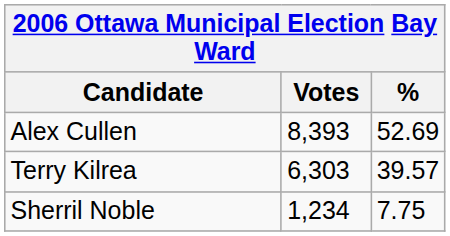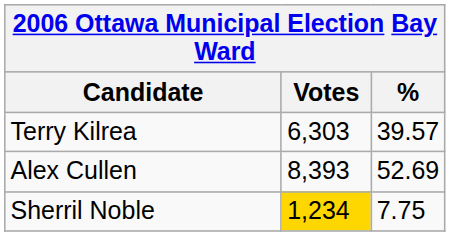rows swapped: (74, 131) <-> (74, 171)
(318, 210) no background -> (318, 210) gold background
